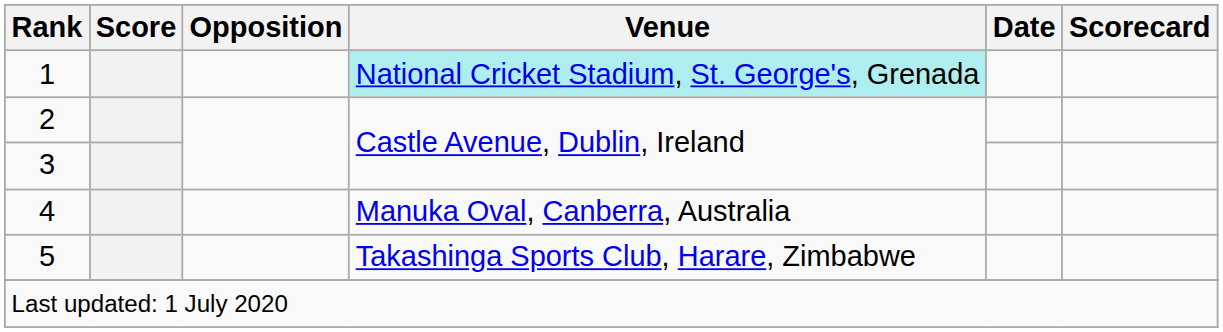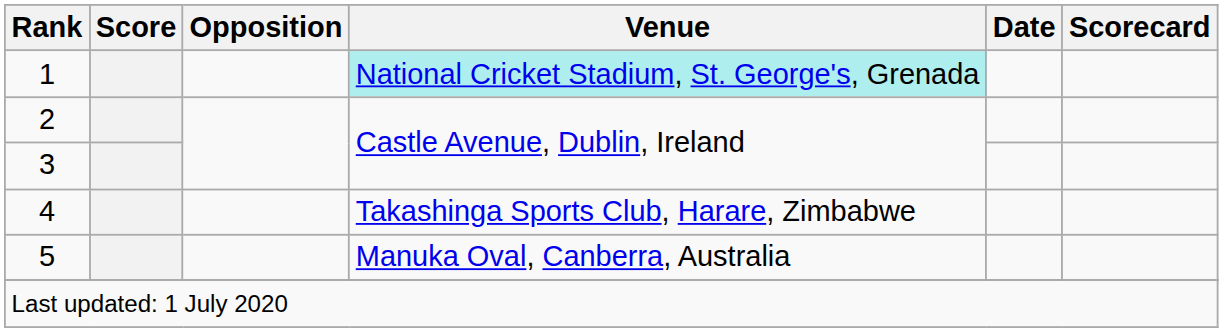(573, 211) Manuka Oval, Canberra, Australia -> (636, 211) Takashinga Sports Club, Harare, Zimbabwe
(636, 257) Takashinga Sports Club, Harare, Zimbabwe -> (573, 257) Manuka Oval, Canberra, Australia
